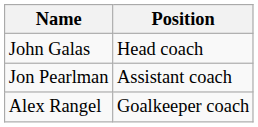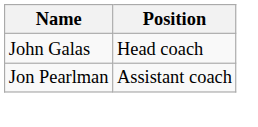- row: (55, 106)
